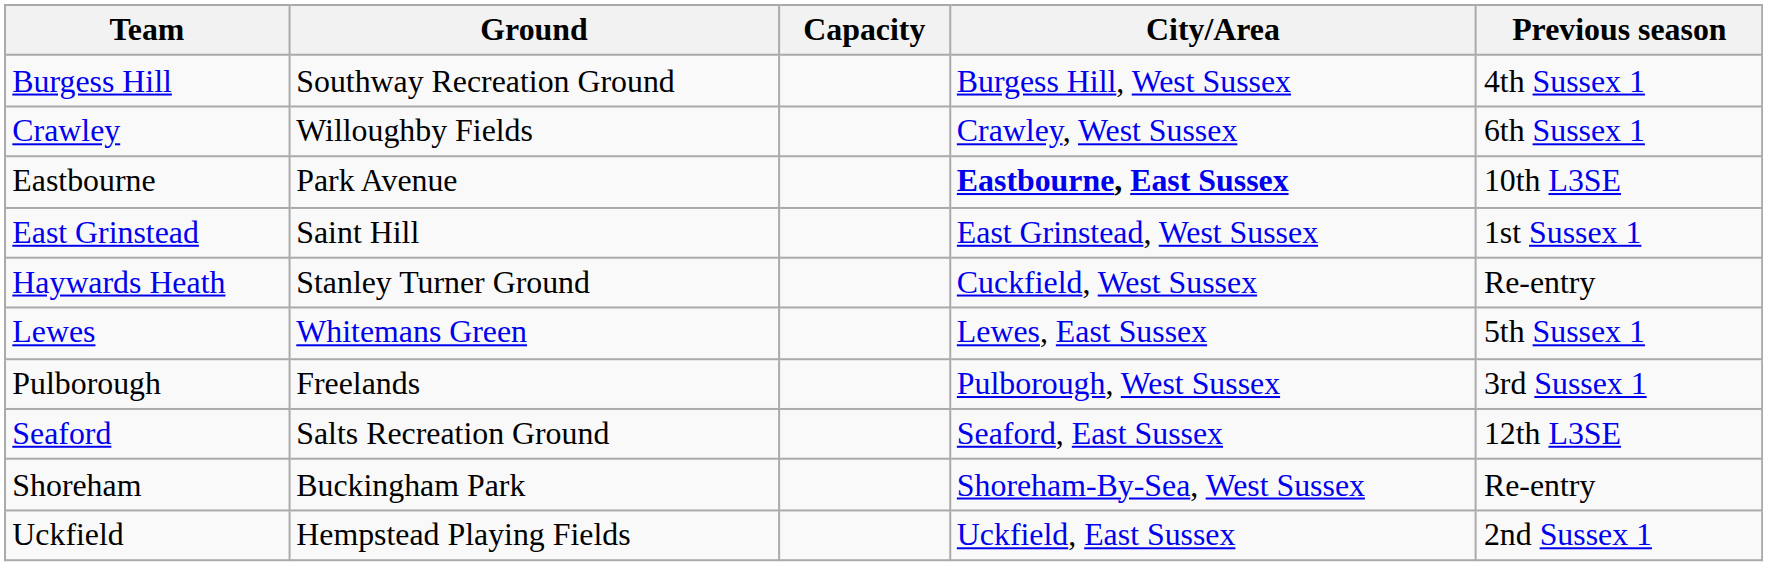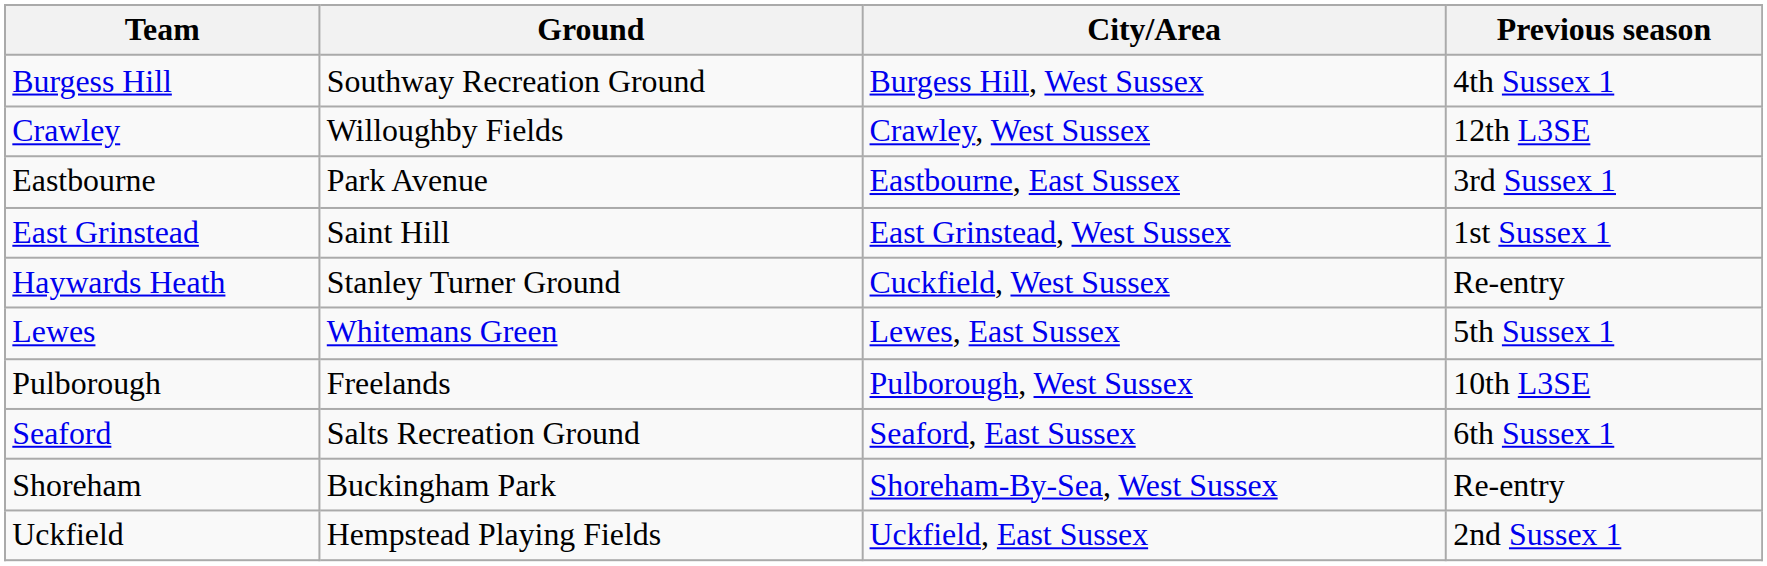- column: (864, 29)
(1564, 130) 6th Sussex 1 -> (1522, 130) 12th L3SE
(1123, 181) bold -> (1025, 181) normal
(1552, 181) 10th L3SE -> (1535, 181) 3rd Sussex 1
(1565, 383) 3rd Sussex 1 -> (1522, 383) 10th L3SE
(1552, 433) 12th L3SE -> (1534, 433) 6th Sussex 1
